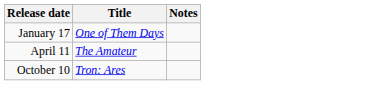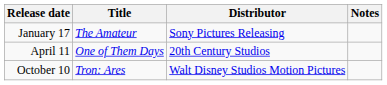+ column: (257, 13)
(120, 32) One of Them Days -> (106, 32) The Amateur
(106, 51) The Amateur -> (120, 51) One of Them Days
